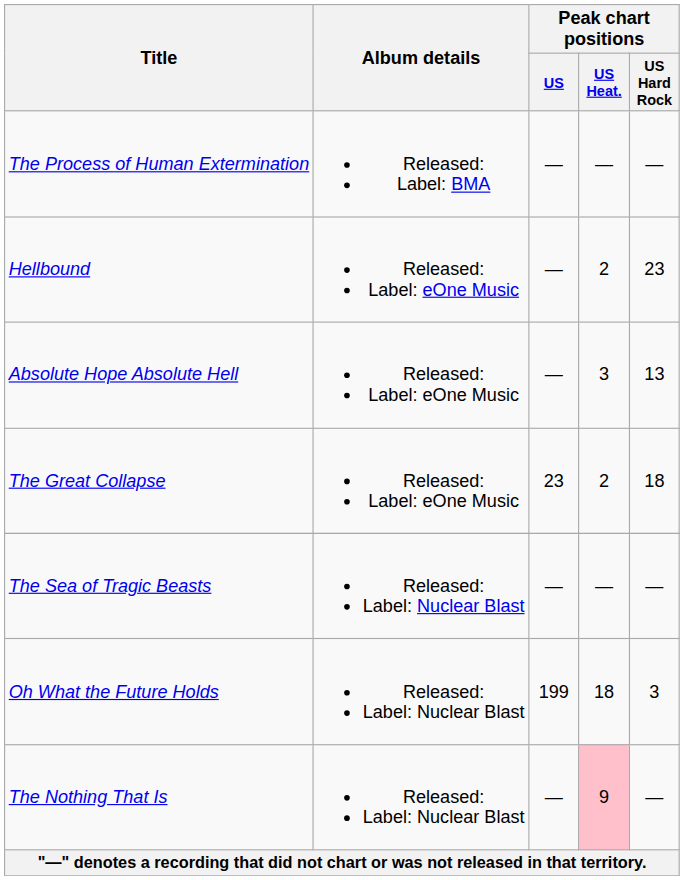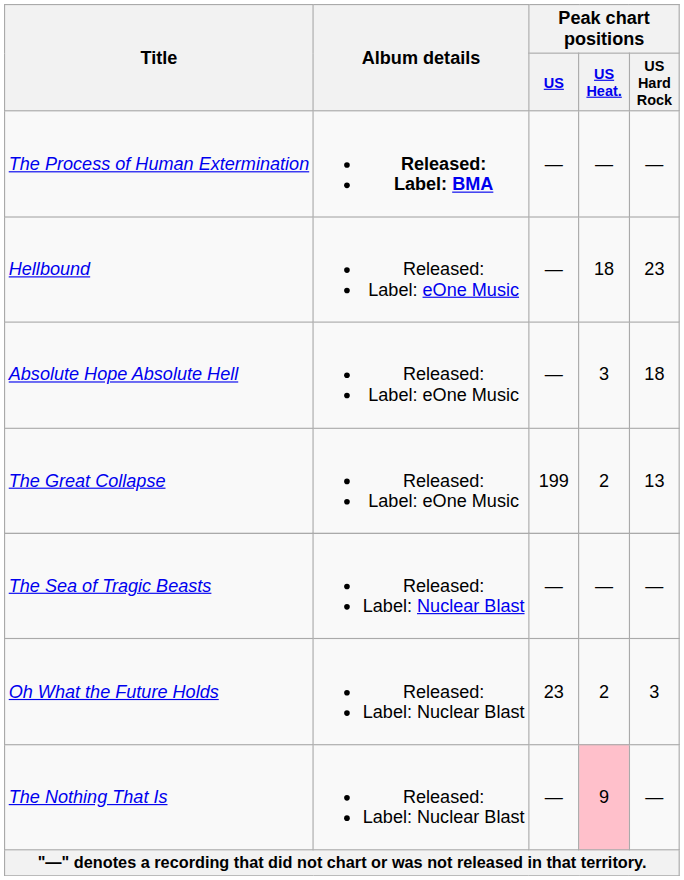(421, 174) normal -> (421, 174) bold
(604, 269) 2 -> (604, 269) 18
(654, 375) 13 -> (654, 375) 18
(554, 480) 23 -> (554, 480) 199
(654, 480) 18 -> (654, 480) 13
(554, 691) 199 -> (554, 691) 23
(604, 691) 18 -> (604, 691) 2
